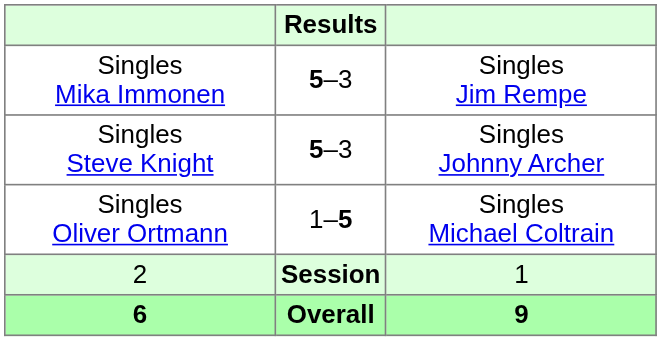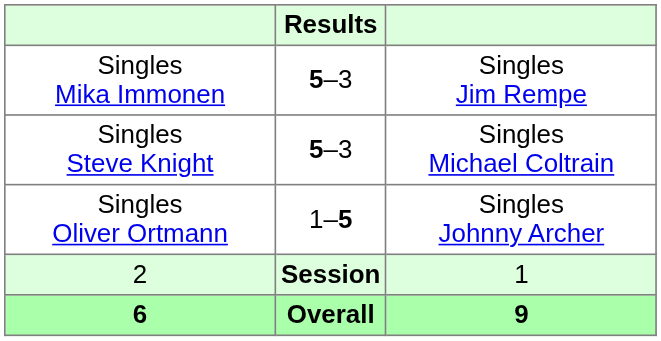(521, 149) Singles Johnny Archer -> (521, 149) Singles Michael Coltrain
(521, 219) Singles Michael Coltrain -> (521, 219) Singles Johnny Archer
